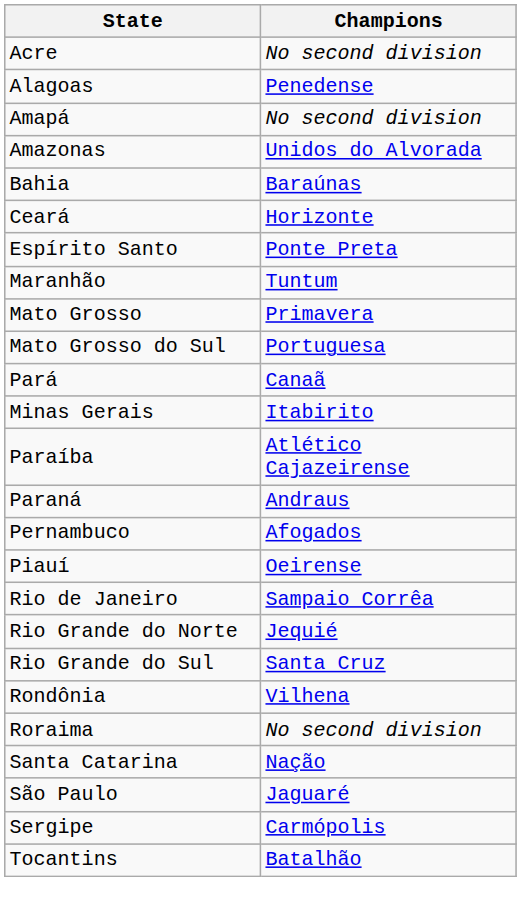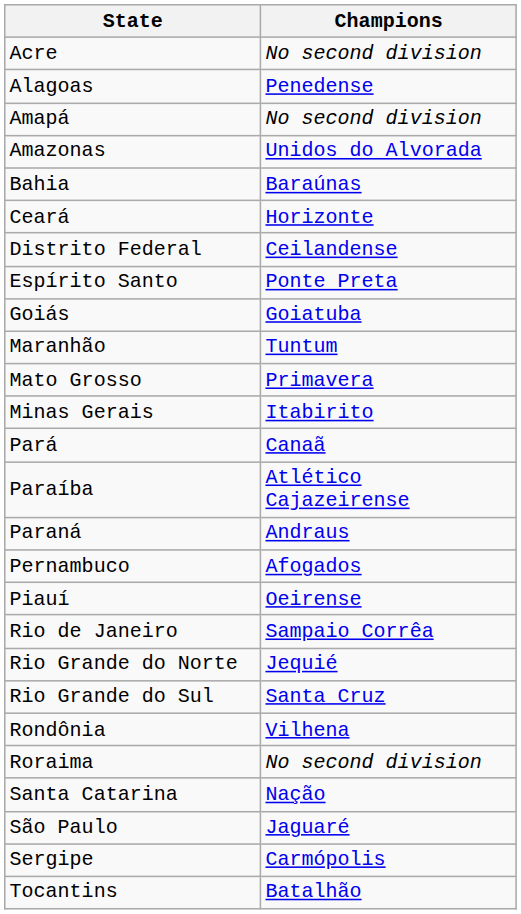+ row: (106, 249)
+ row: (40, 315)
- row: (118, 347)
rows swapped: (82, 413) <-> (34, 380)
